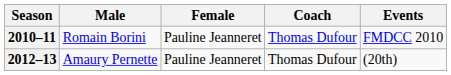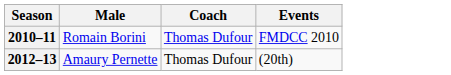- column: (213, 15)
